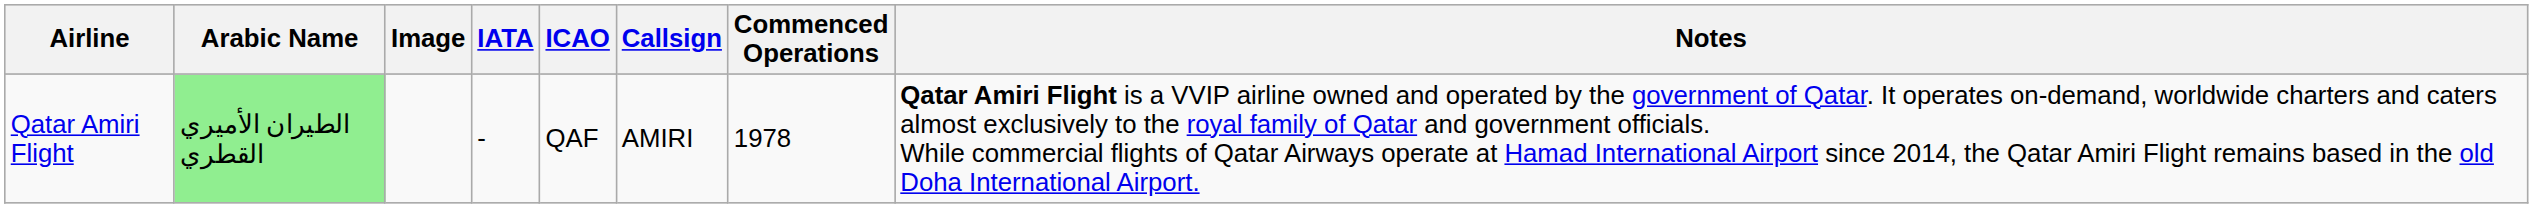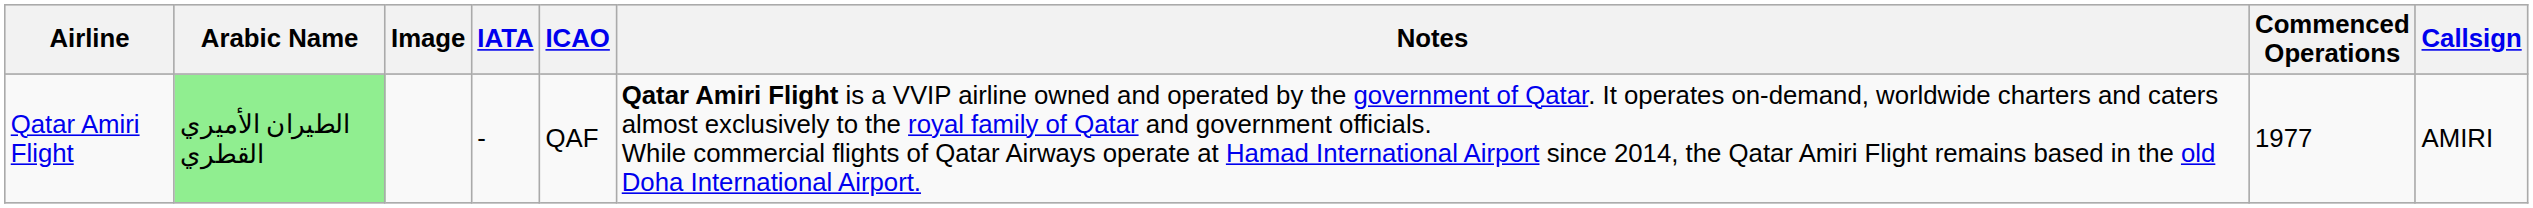columns swapped: (672, 39) <-> (1711, 39)
(762, 138) 1978 -> (2284, 138) 1977
